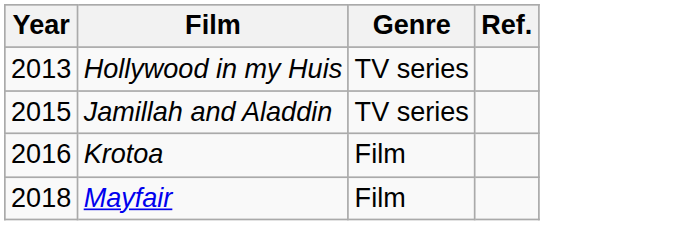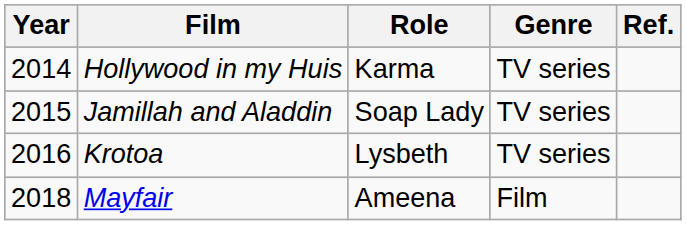+ column: (419, 25)
(41, 68) 2013 -> (41, 68) 2014
(380, 154) Film -> (554, 154) TV series
